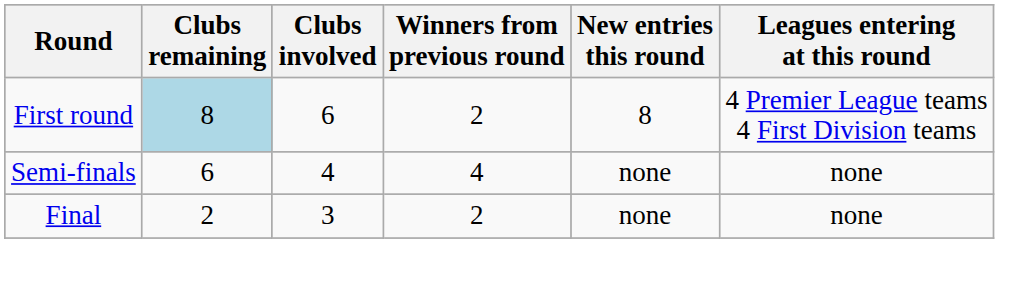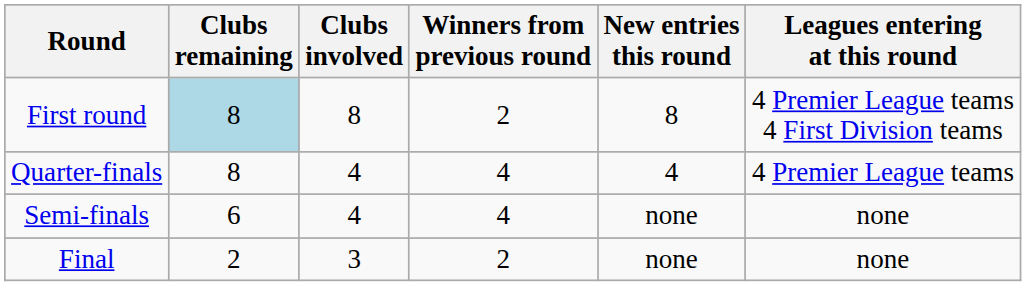(328, 114) 6 -> (354, 114) 8
+ row: (87, 172)
